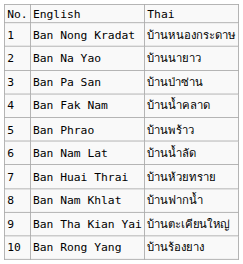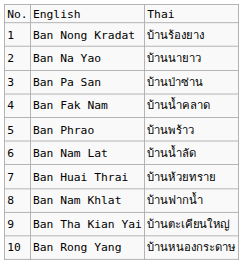(192, 35) บ้านหนองกระดาษ -> (176, 35) บ้านร้องยาง
(176, 248) บ้านร้องยาง -> (192, 248) บ้านหนองกระดาษ
